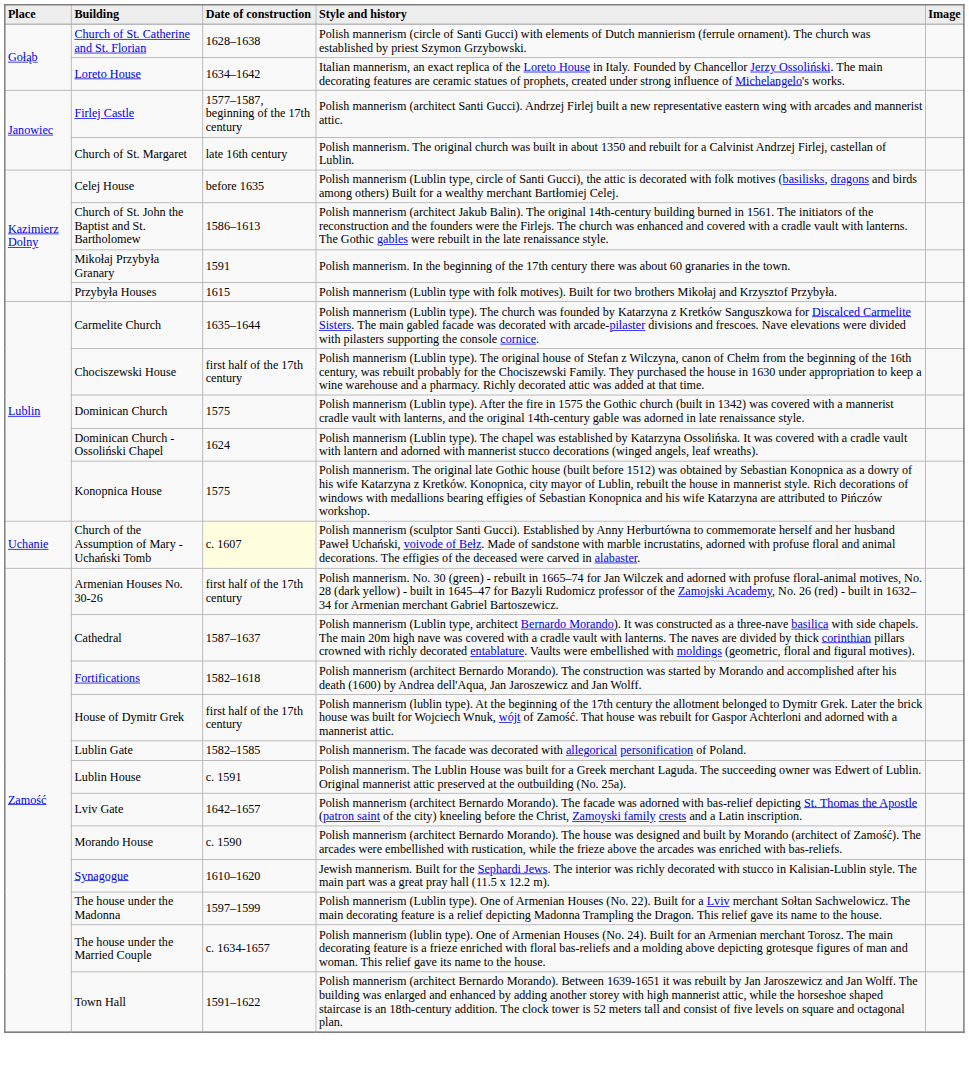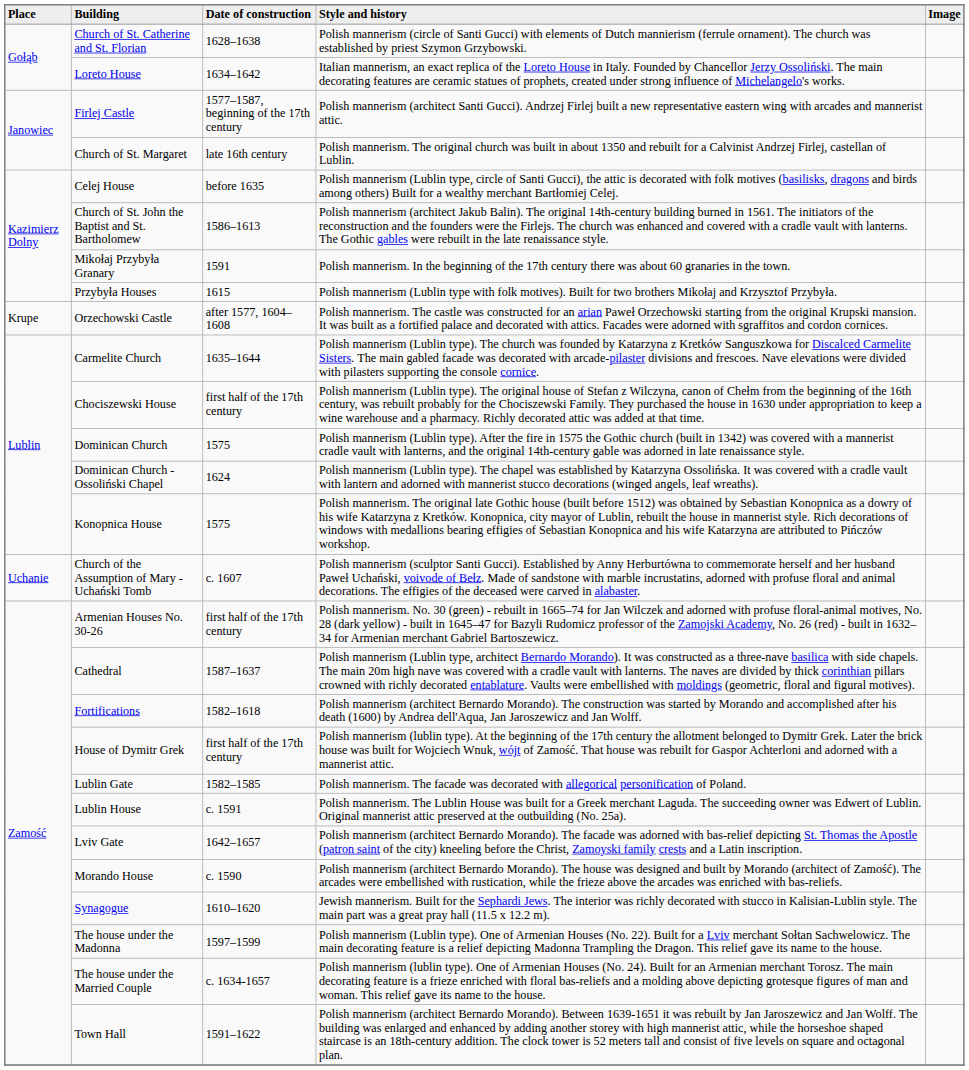+ row: (123, 318)
(224, 544) lightyellow background -> (224, 577) no background
